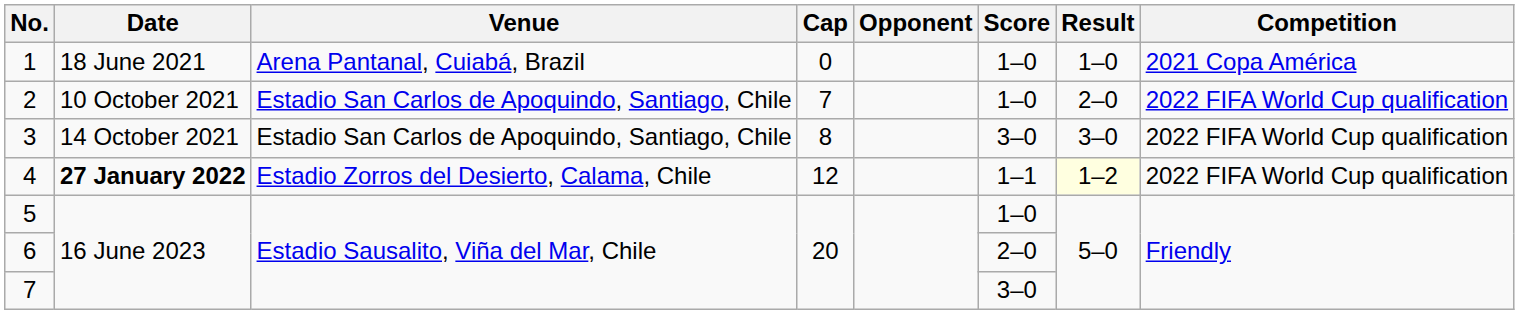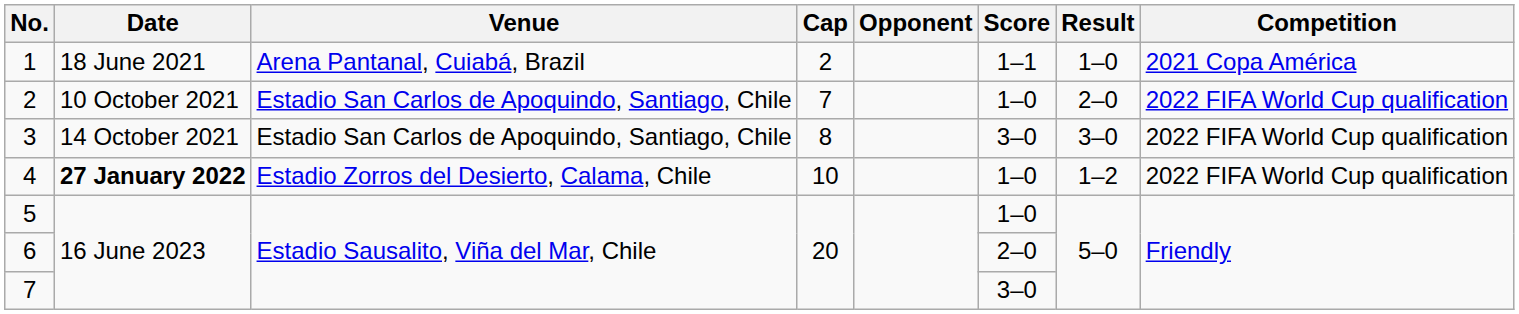(825, 61) 0 -> (825, 61) 2
(1017, 61) 1–0 -> (1017, 61) 1–1
(825, 175) 12 -> (825, 175) 10
(1017, 175) 1–1 -> (1017, 175) 1–0
(1098, 175) lightyellow background -> (1098, 175) no background
